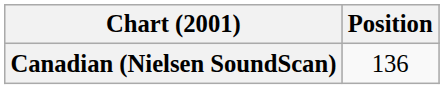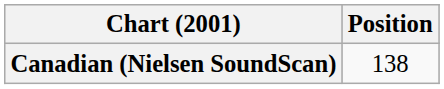(390, 63) 136 -> (390, 63) 138
